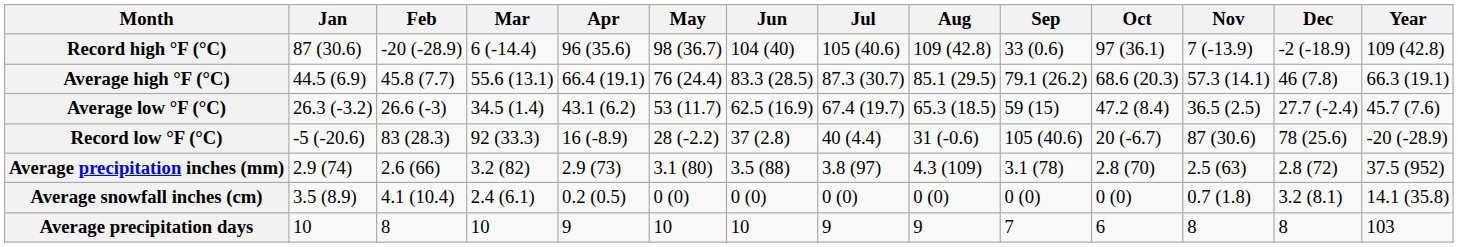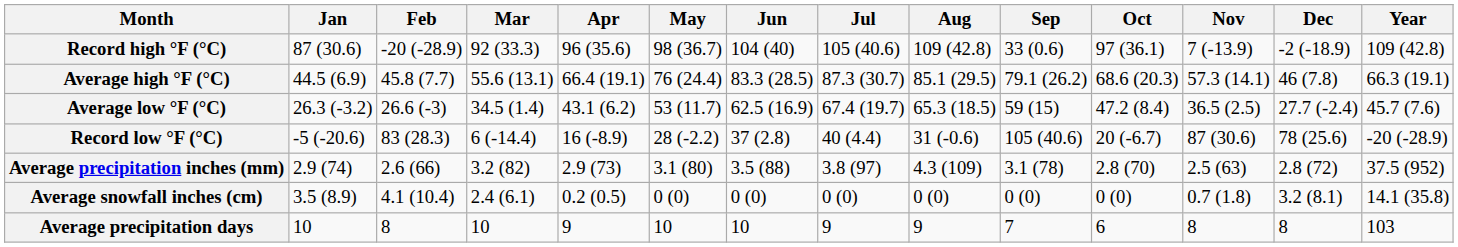(504, 49) 6 (-14.4) -> (505, 49) 92 (33.3)
(505, 138) 92 (33.3) -> (504, 138) 6 (-14.4)
